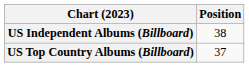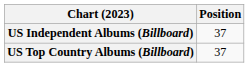(220, 33) 38 -> (220, 33) 37
